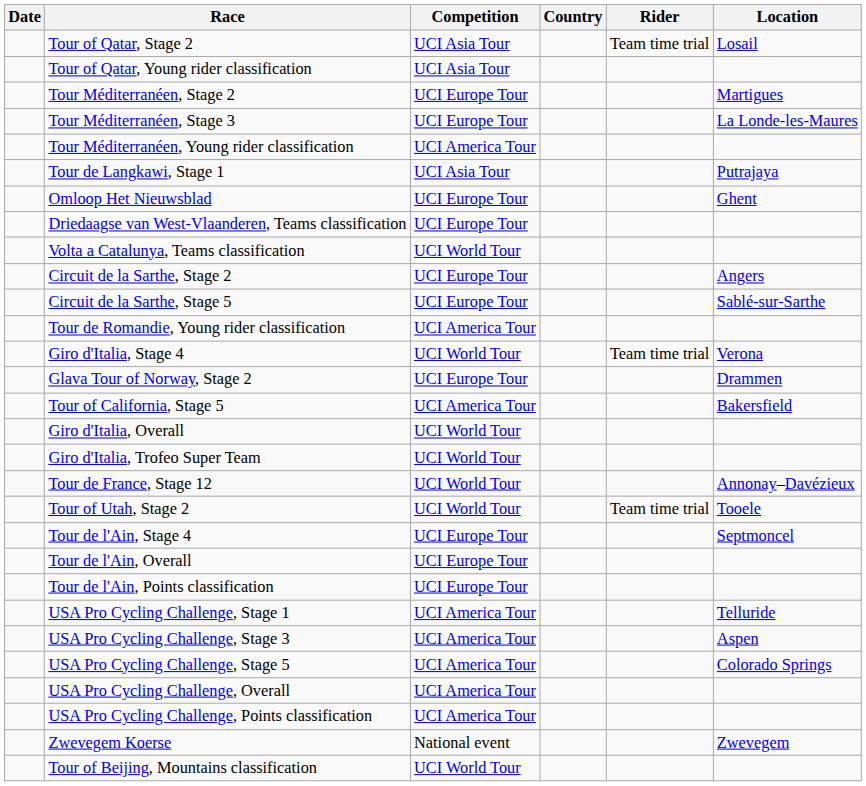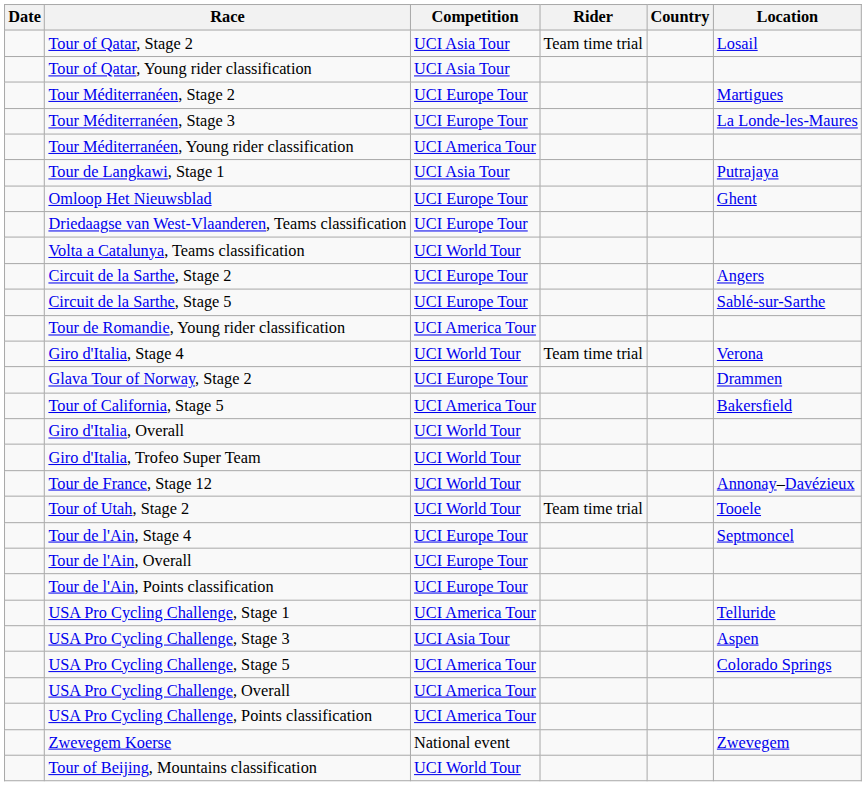columns swapped: (660, 17) <-> (573, 17)
(475, 638) UCI America Tour -> (462, 638) UCI Asia Tour
